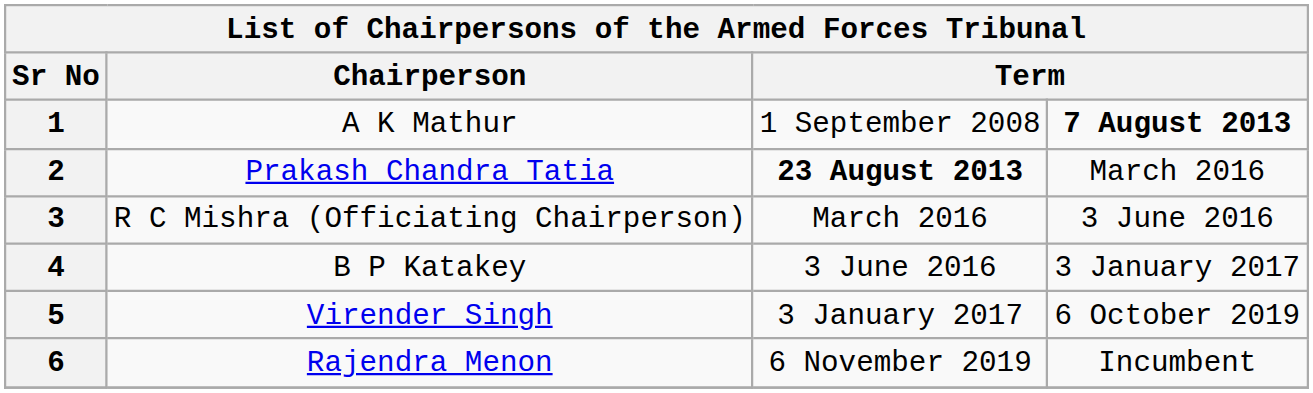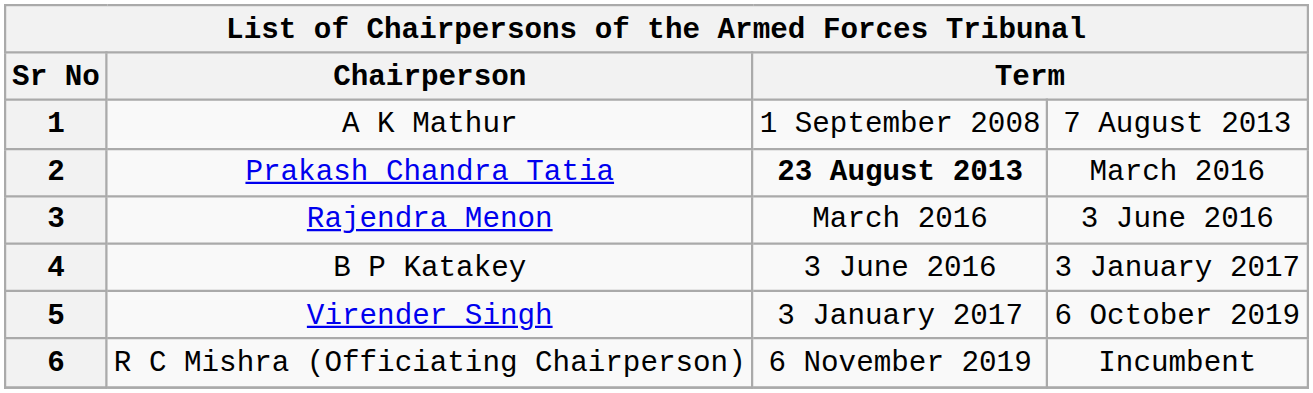(1177, 124) bold -> (1177, 124) normal
(430, 220) R C Mishra (Officiating Chairperson) -> (430, 220) Rajendra Menon
(430, 363) Rajendra Menon -> (430, 363) R C Mishra (Officiating Chairperson)
